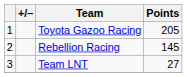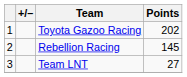(170, 30) 205 -> (170, 30) 202
